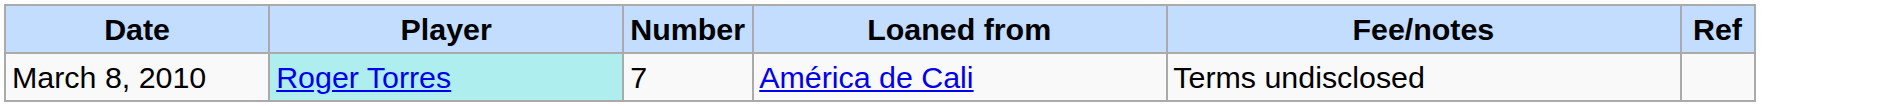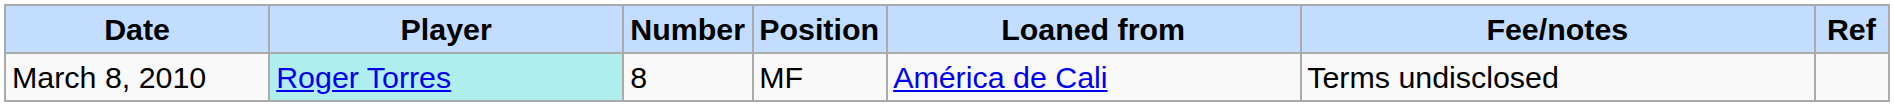+ column: (819, 29)
(639, 77) 7 -> (639, 77) 8
